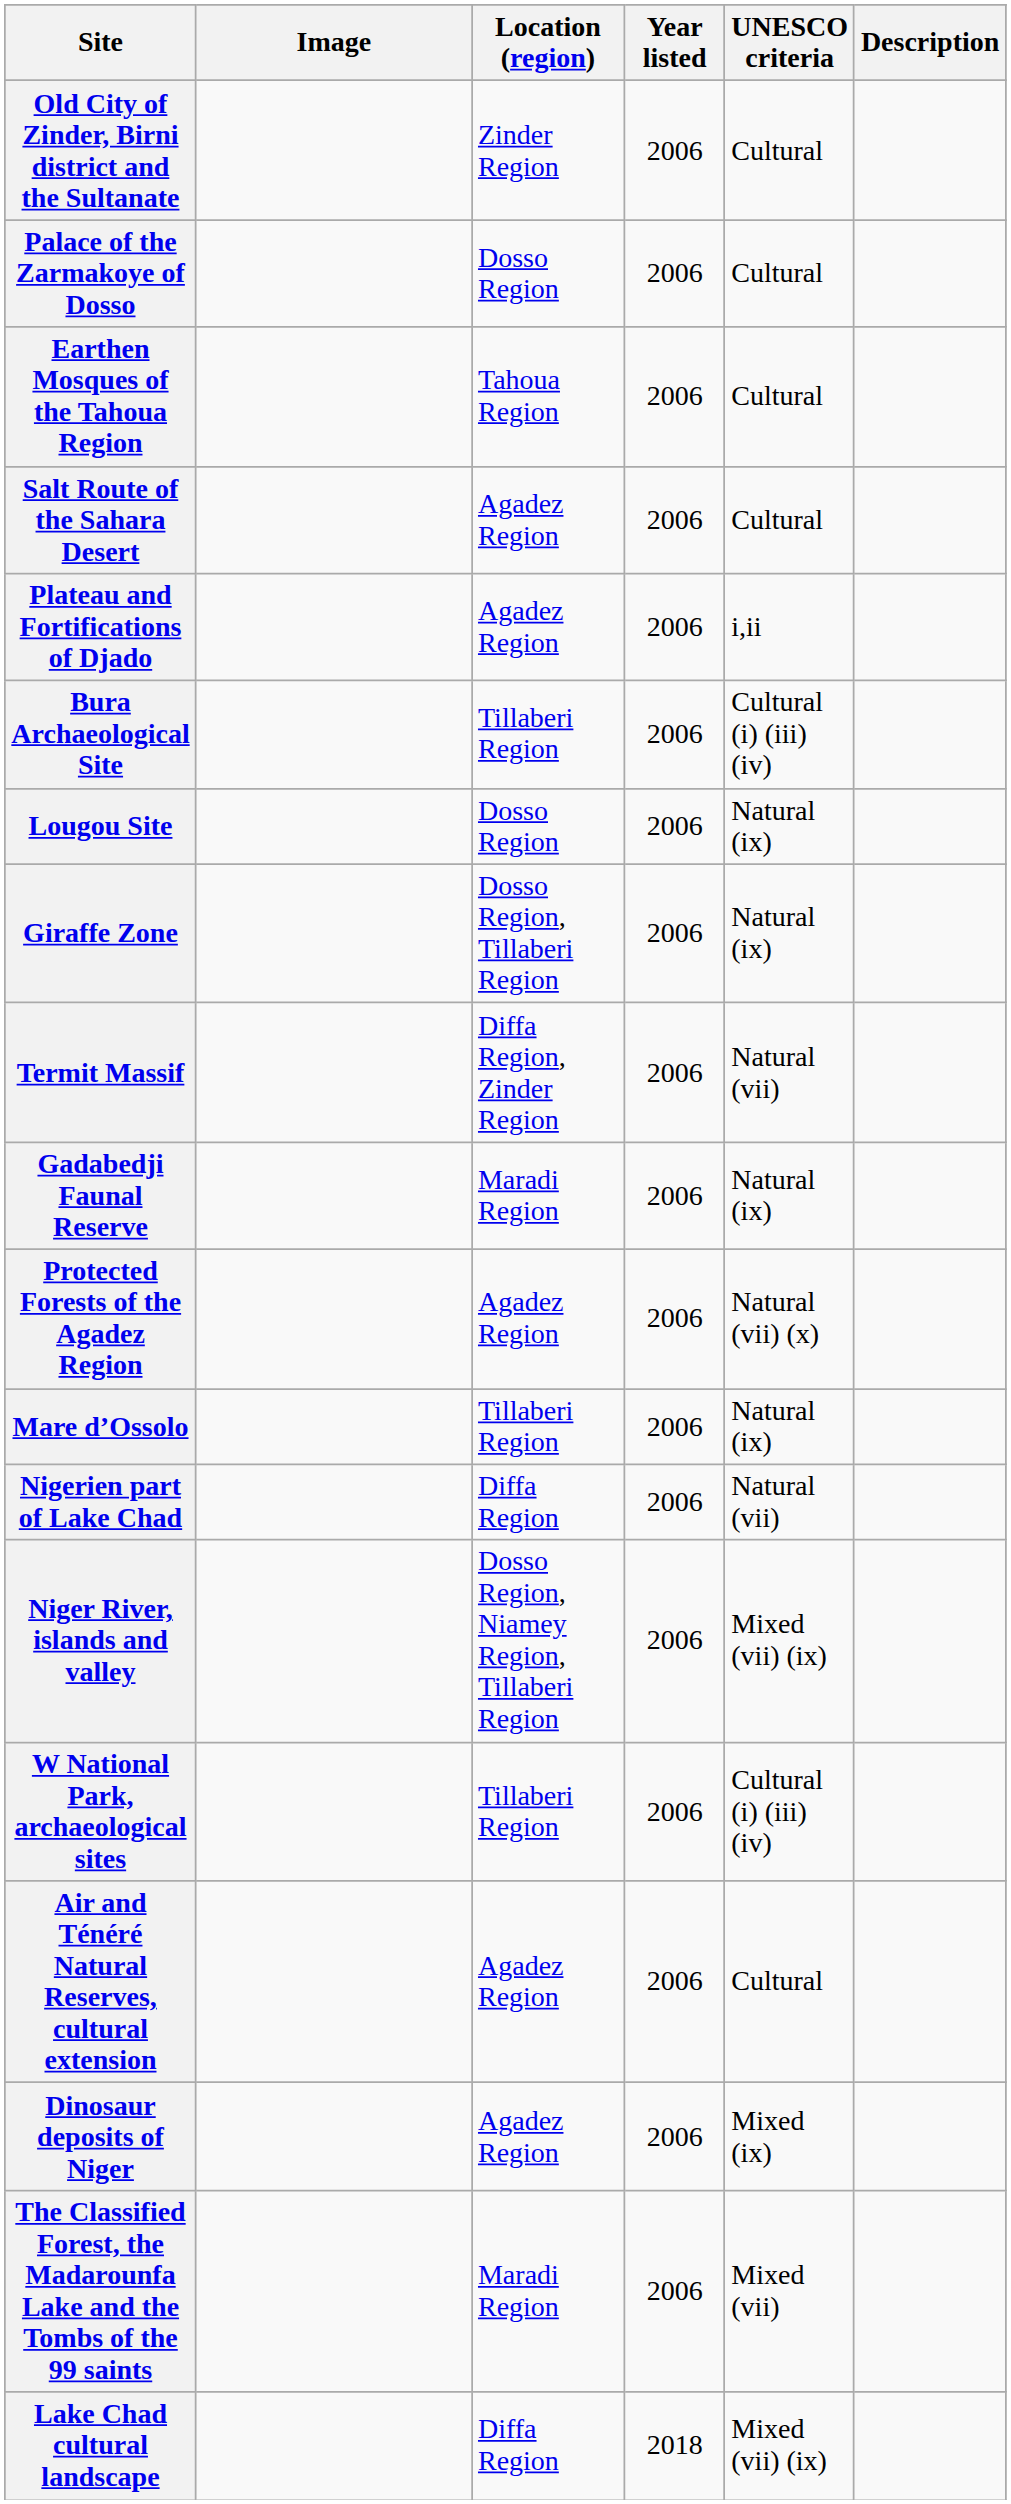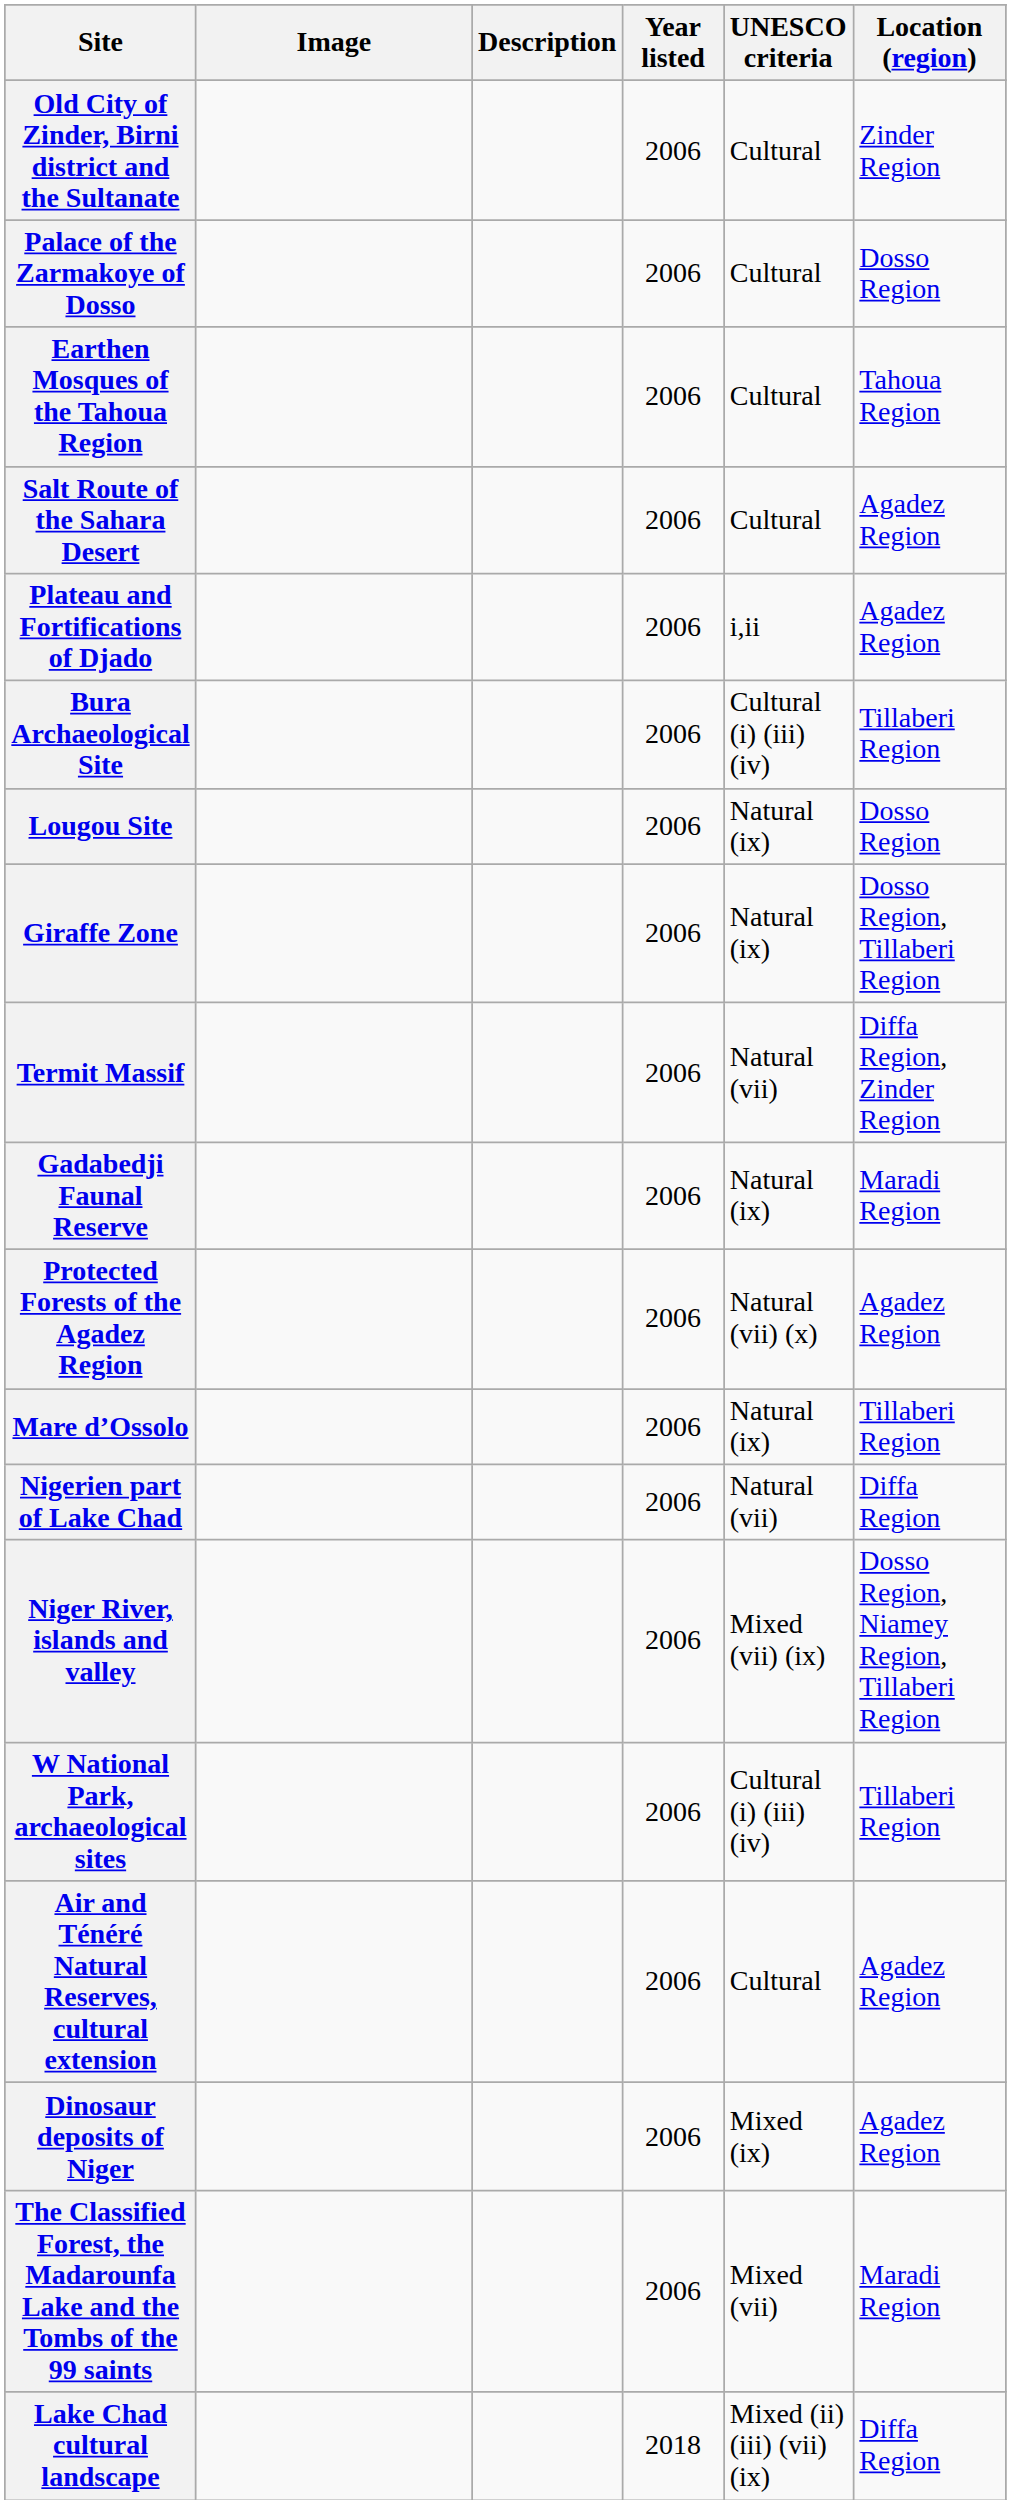columns swapped: (548, 42) <-> (930, 42)
(779, 2445) Mixed (vii) (ix) -> (787, 2445) Mixed (ii) (iii) (vii) (ix)
